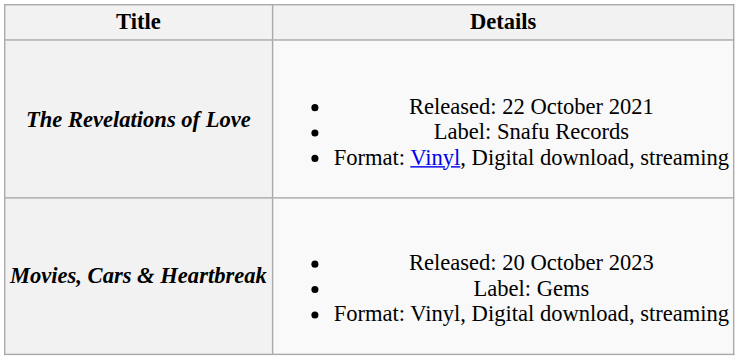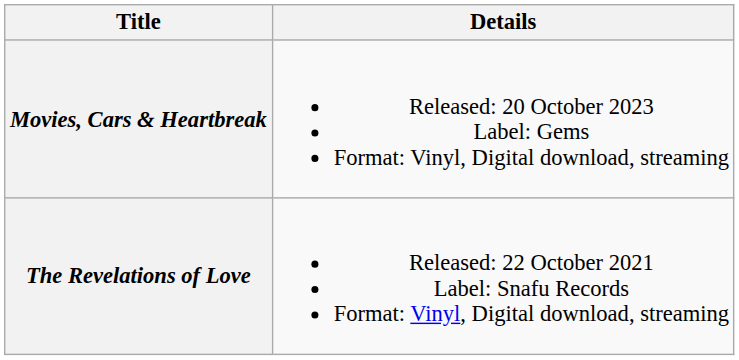rows swapped: (138, 118) <-> (138, 275)
